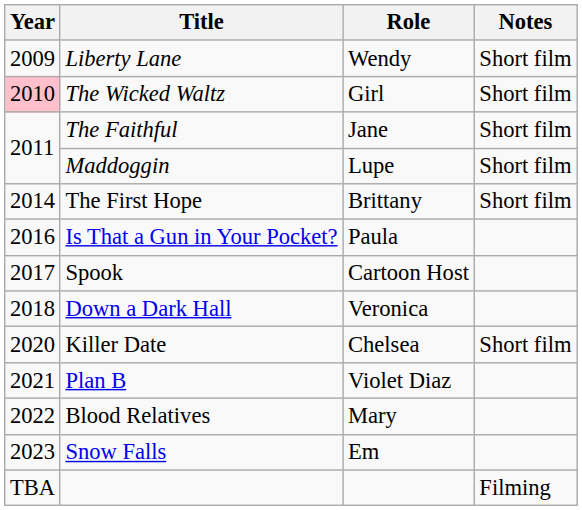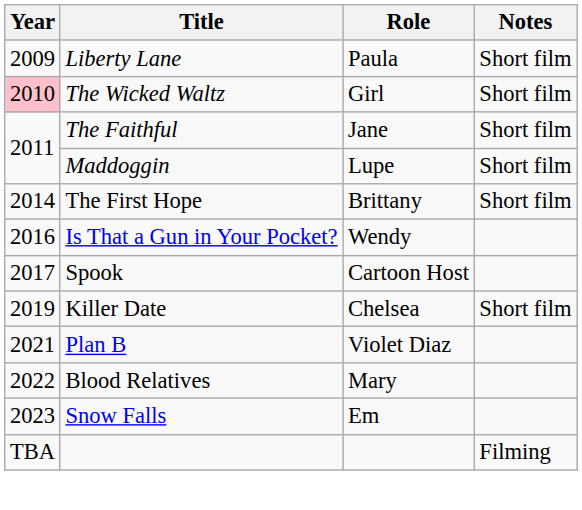(380, 58) Wendy -> (373, 58) Paula
(373, 237) Paula -> (380, 237) Wendy
- row: (148, 308)
(32, 344) 2020 -> (32, 308) 2019
